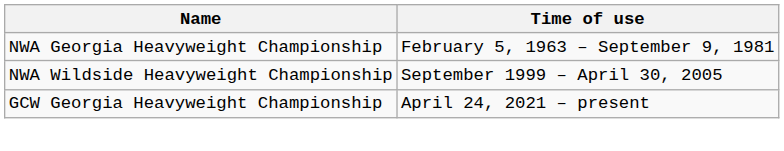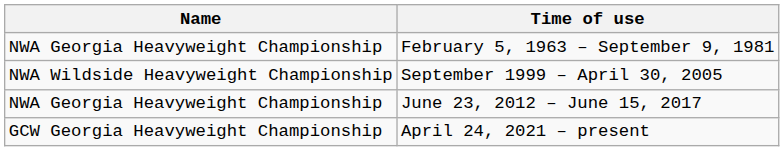+ row: (551, 103)
